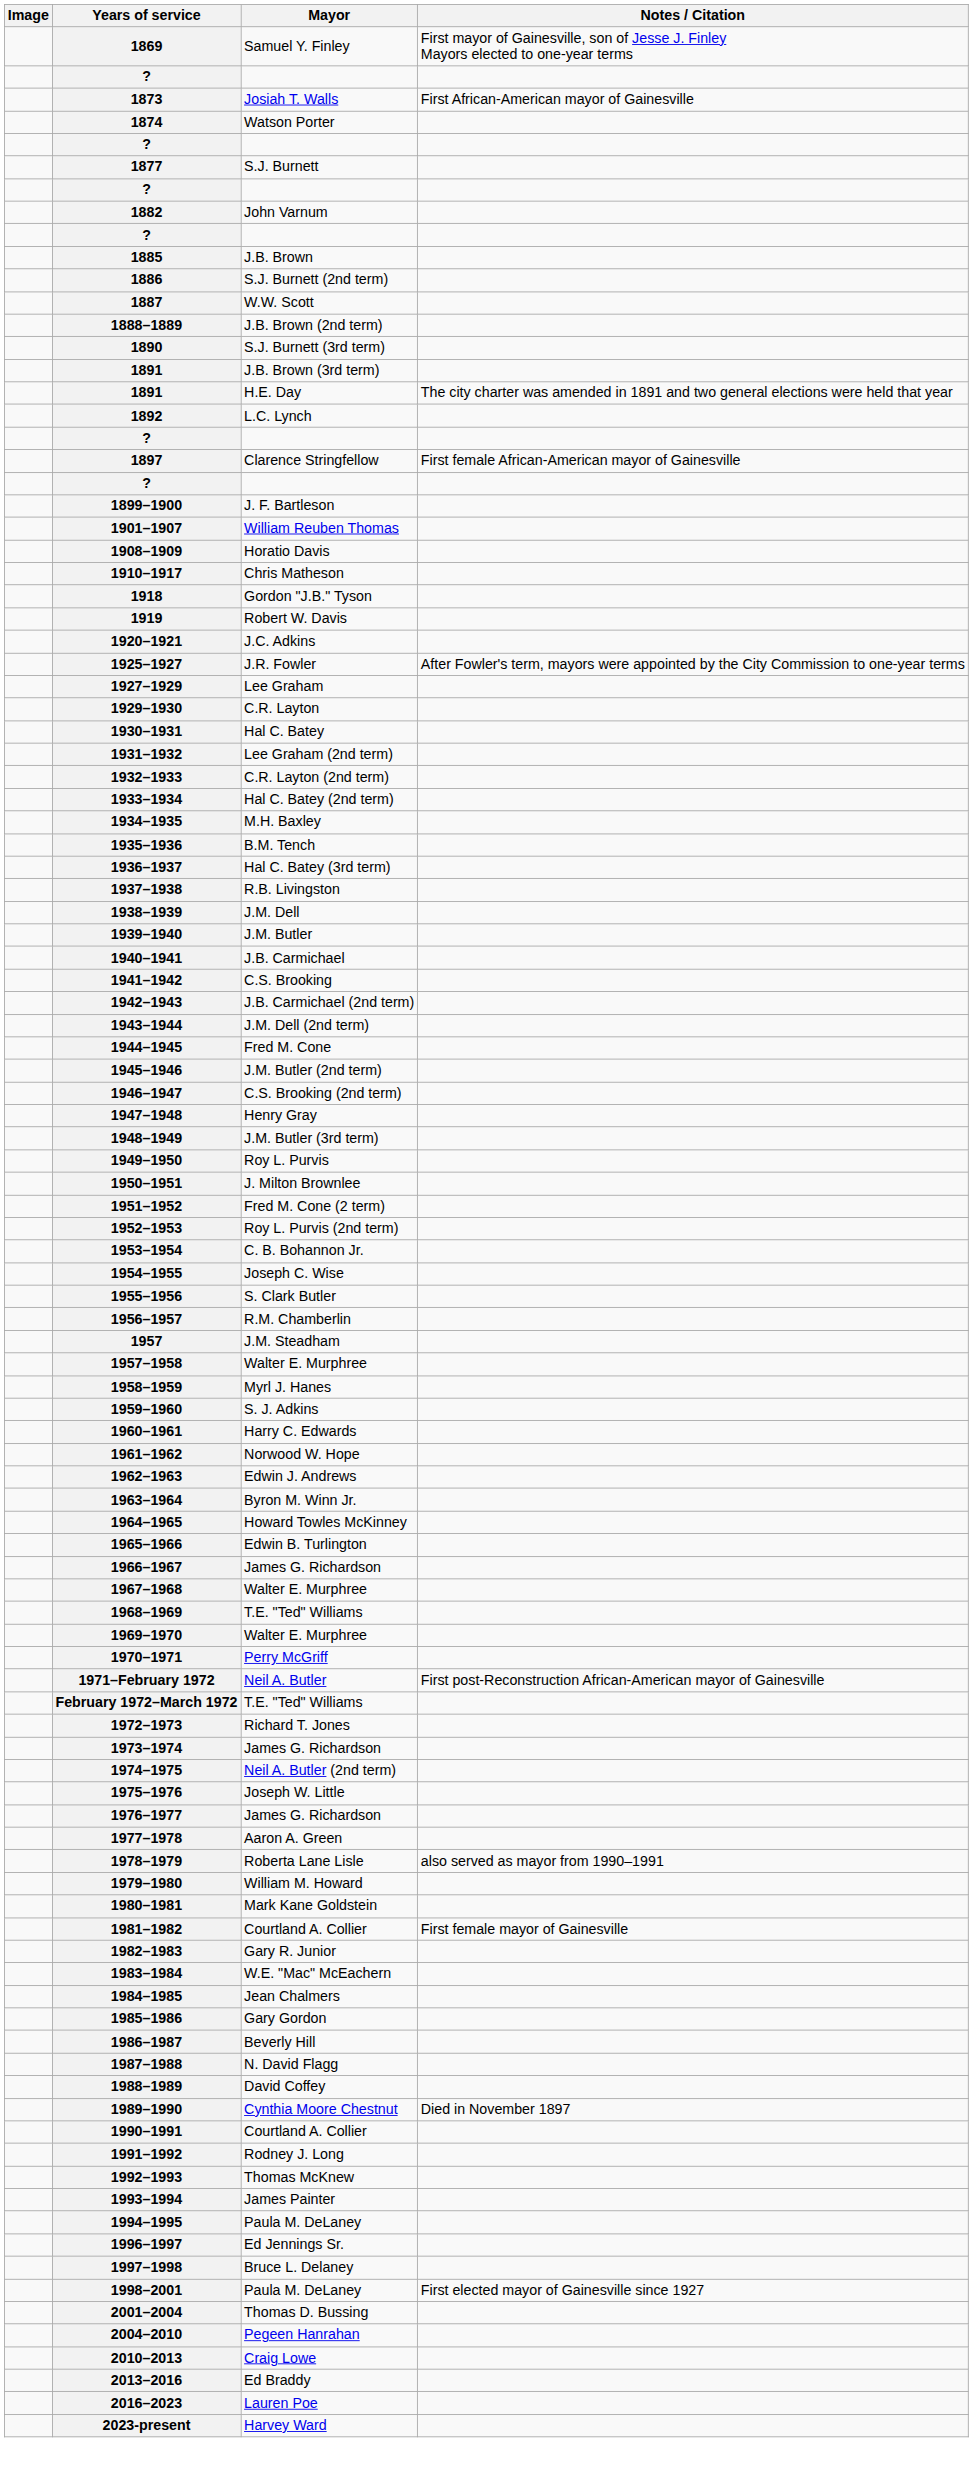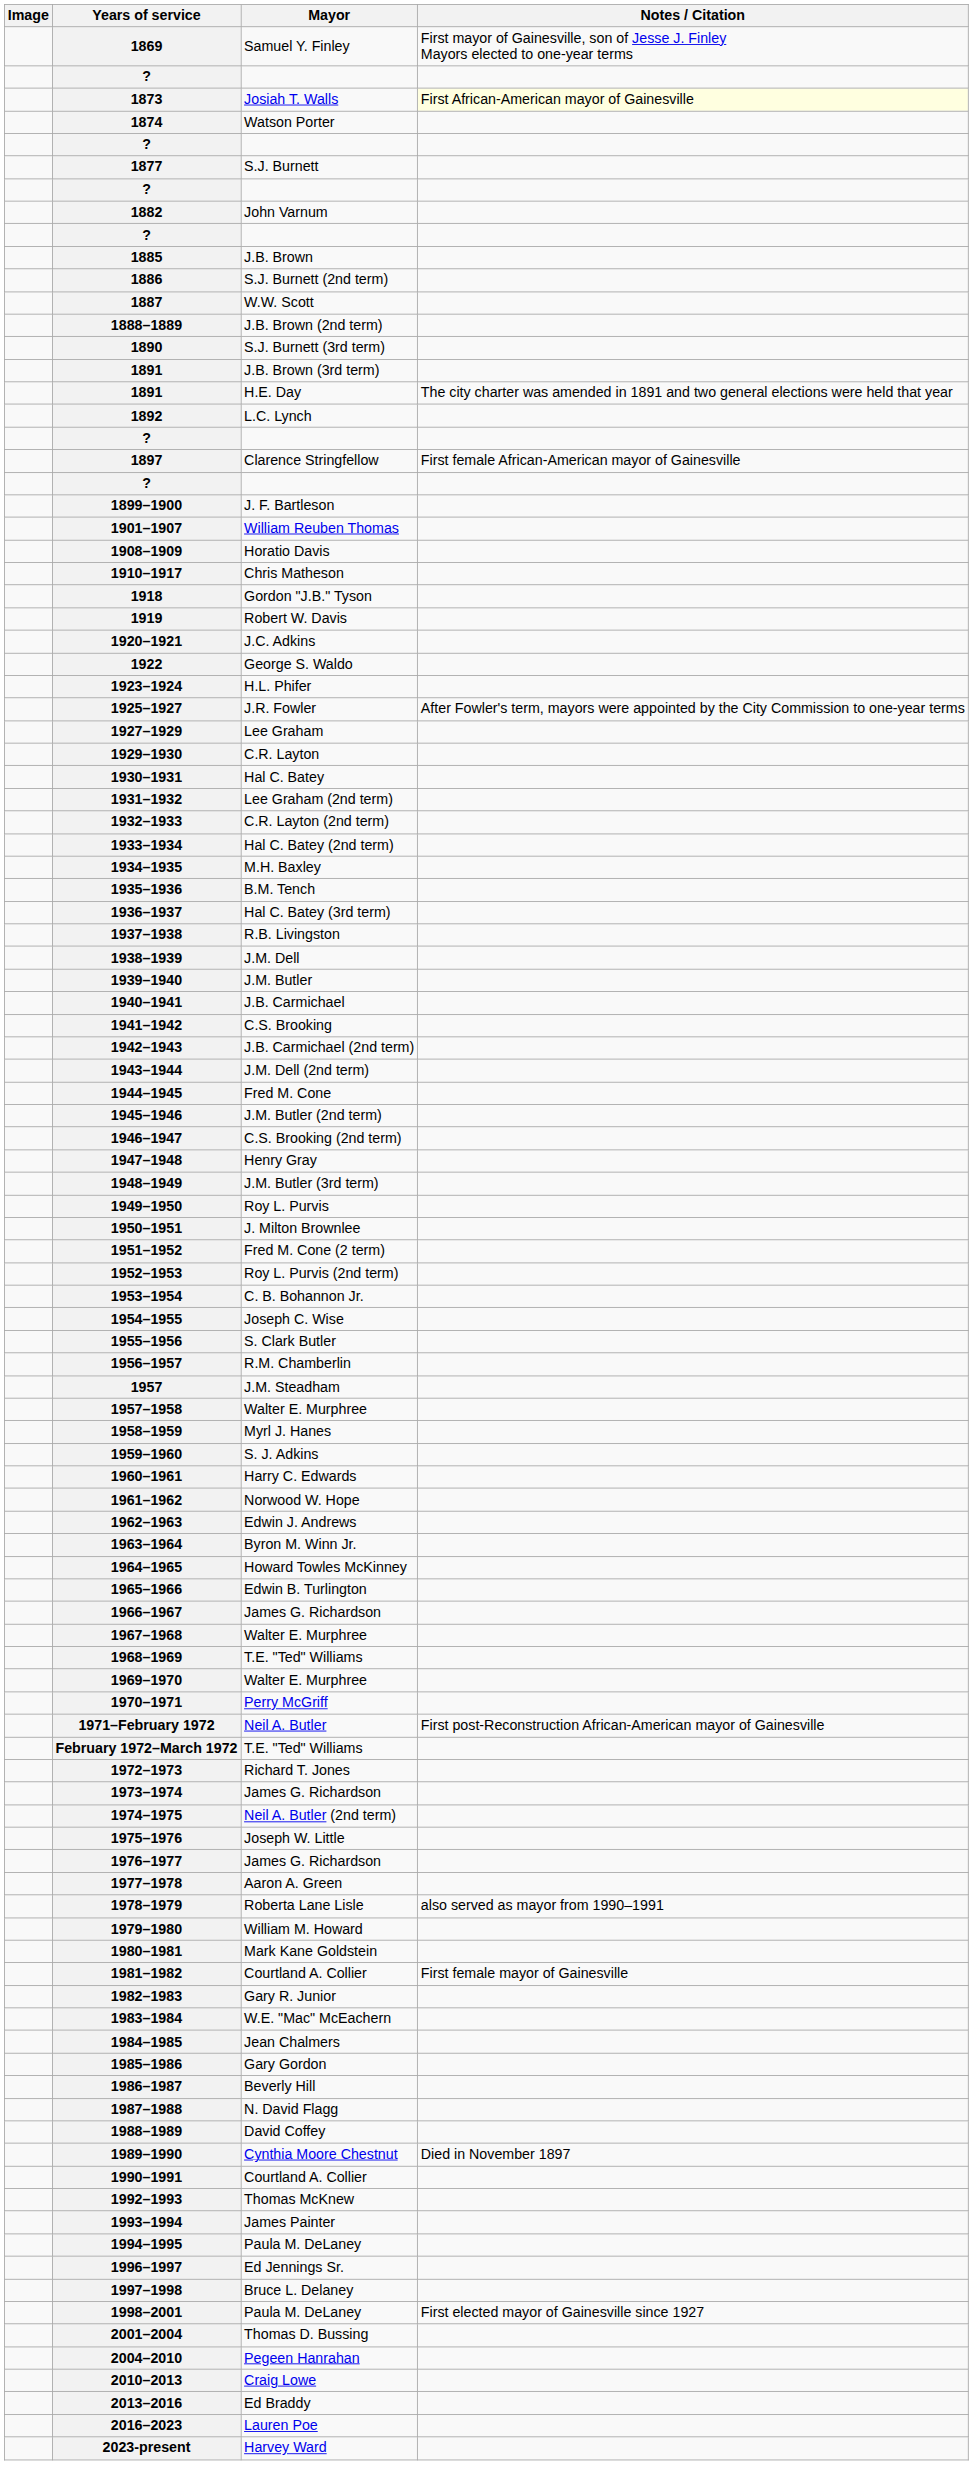(557, 99) no background -> (557, 99) lightyellow background
+ row: (146, 664)
+ row: (146, 686)
- row: (146, 2154)
